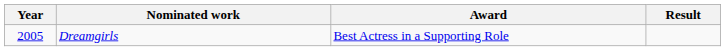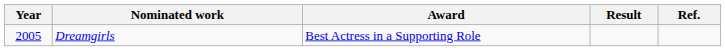+ column: (689, 14)
